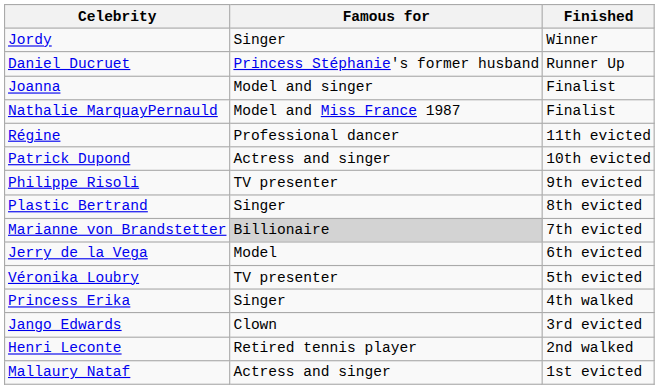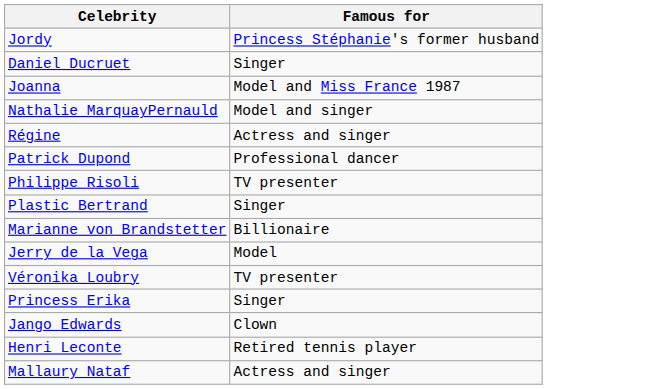- column: (599, 16)
(260, 40) Singer -> (386, 40) Princess Stéphanie's former husband
(386, 64) Princess Stéphanie's former husband -> (260, 64) Singer
(303, 88) Model and singer -> (347, 88) Model and Miss France 1987
(347, 111) Model and Miss France 1987 -> (303, 111) Model and singer
(316, 135) Professional dancer -> (312, 135) Actress and singer
(312, 159) Actress and singer -> (316, 159) Professional dancer
(281, 230) lightgrey background -> (281, 230) no background
